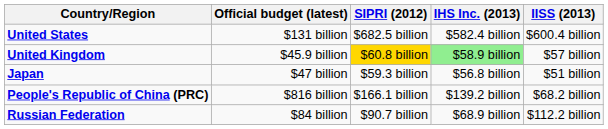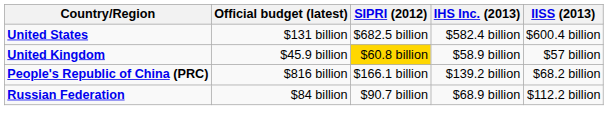(486, 54) lightgreen background -> (486, 54) no background
- row: (26, 74)
